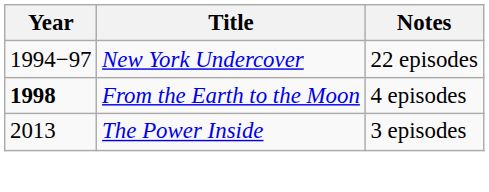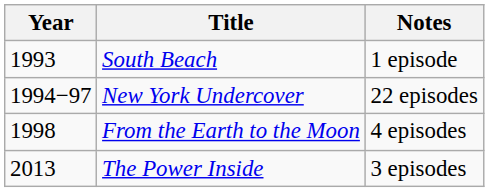+ row: (160, 58)
(33, 95) bold -> (33, 131) normal
